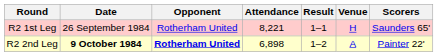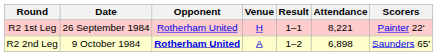columns swapped: (353, 12) <-> (272, 12)
(401, 28) Saunders 65' -> (401, 28) Painter 22'
(106, 43) bold -> (106, 43) normal
(401, 43) Painter 22' -> (401, 43) Saunders 65'
